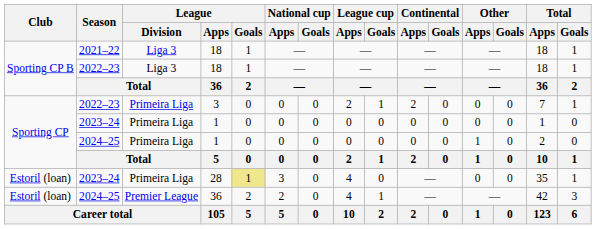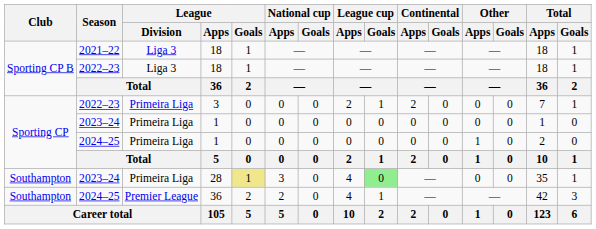(40, 178) Estoril (loan) -> (40, 178) Southampton
(381, 178) no background -> (381, 178) lightgreen background
(40, 196) Estoril (loan) -> (40, 196) Southampton
